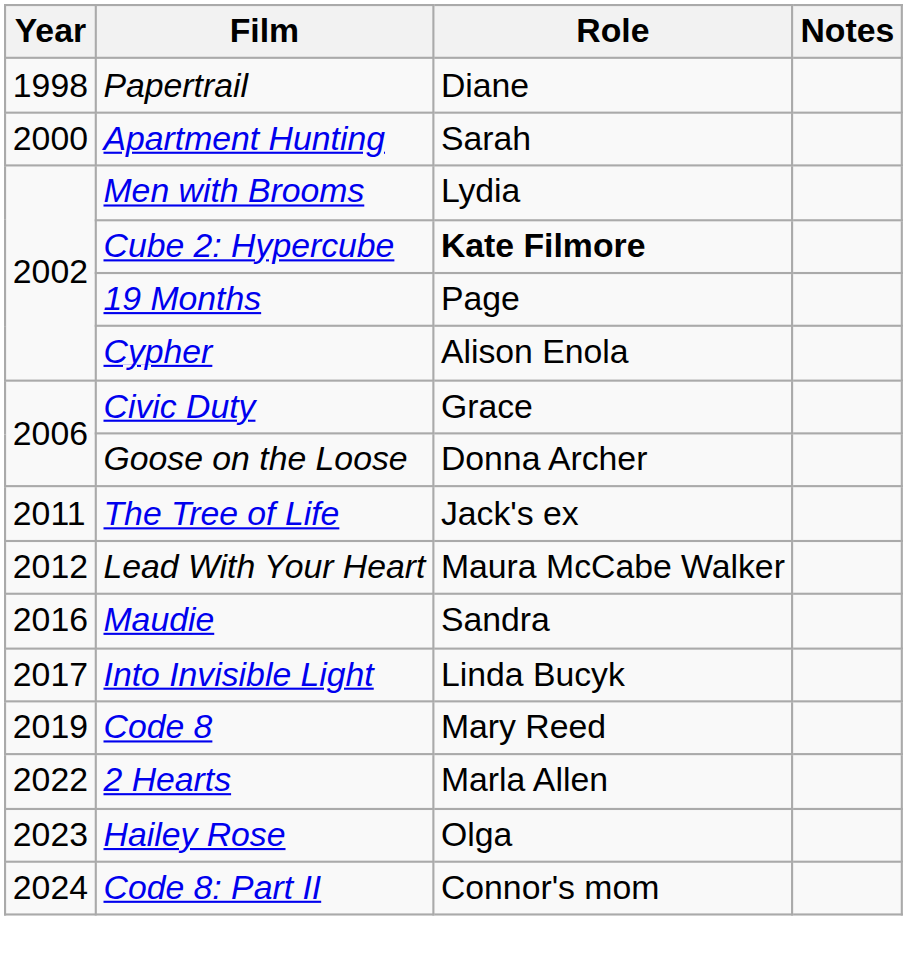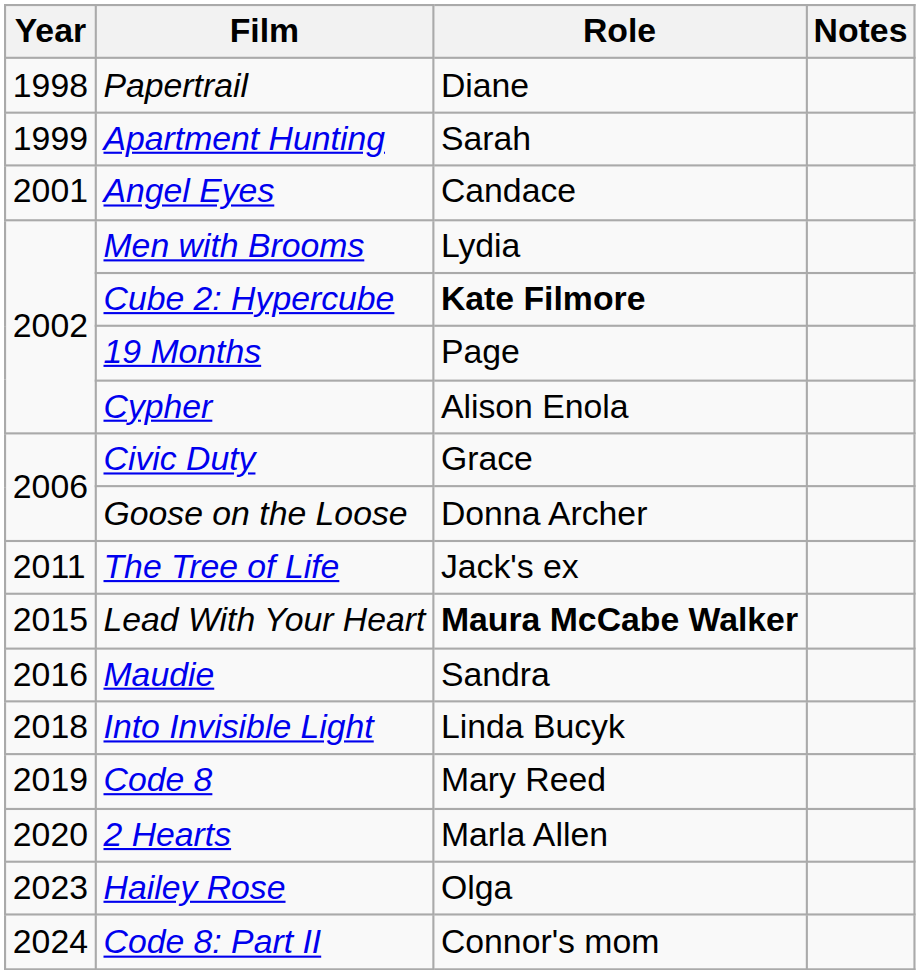(50, 138) 2000 -> (50, 138) 1999
+ row: (189, 191)
(50, 566) 2012 -> (50, 620) 2015
(613, 566) normal -> (619, 620) bold
(50, 673) 2017 -> (50, 727) 2018
(50, 780) 2022 -> (50, 834) 2020
